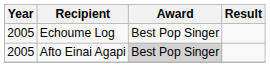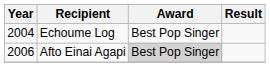(21, 33) 2005 -> (21, 33) 2004
(21, 52) 2005 -> (21, 52) 2006
